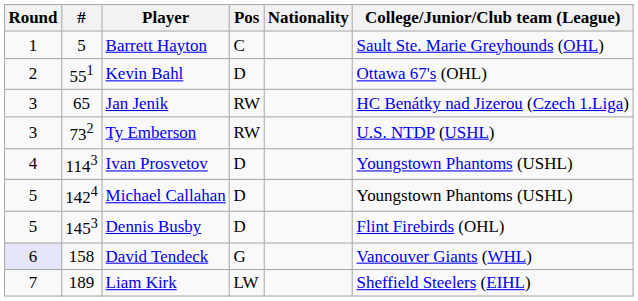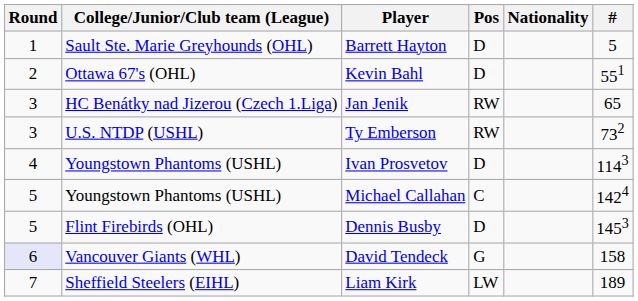columns swapped: (82, 17) <-> (493, 17)
(239, 44) C -> (479, 44) D
(240, 195) D -> (479, 195) C
